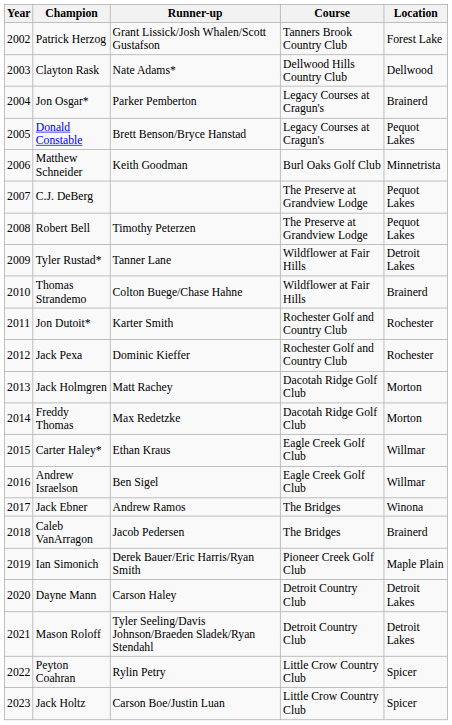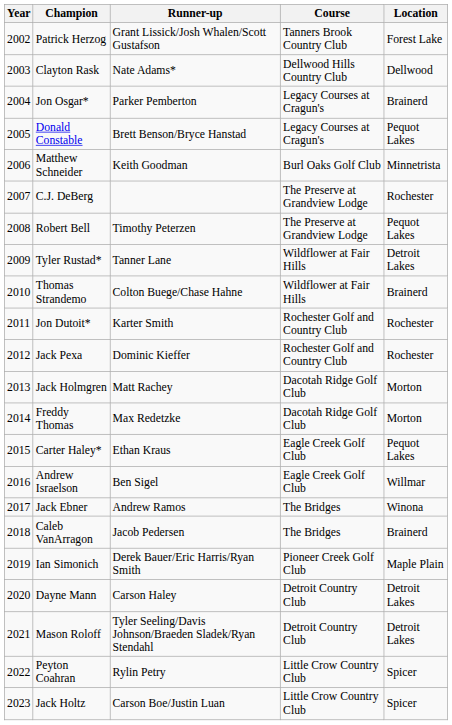(403, 197) Pequot Lakes -> (410, 197) Rochester
(406, 450) Willmar -> (403, 450) Pequot Lakes
